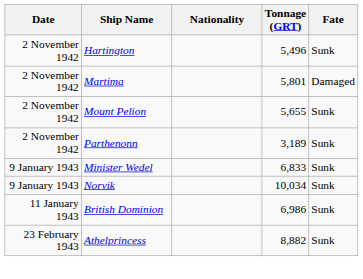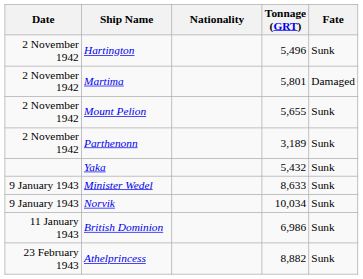+ row: (95, 167)
(293, 167) 6,833 -> (293, 185) 8,633
